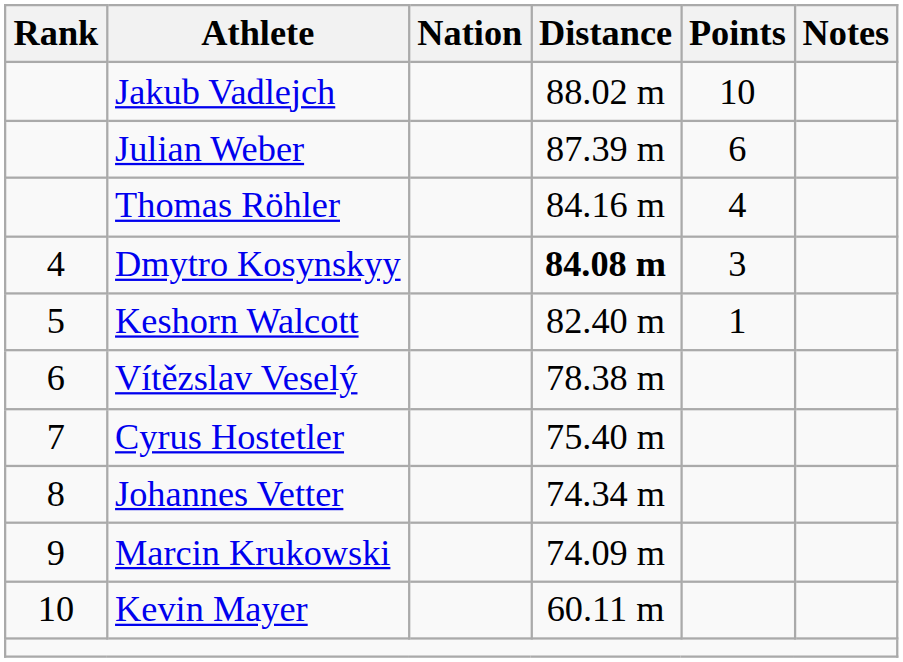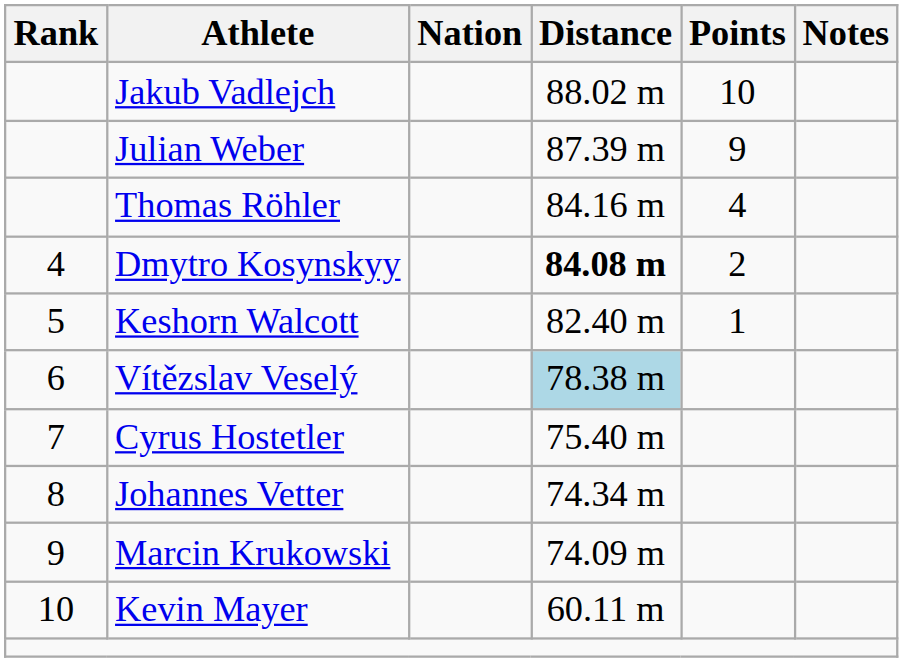(737, 148) 6 -> (737, 148) 9
(737, 263) 3 -> (737, 263) 2
(606, 378) no background -> (606, 378) lightblue background
